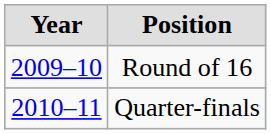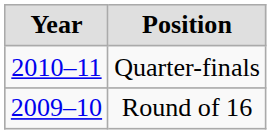rows swapped: (187, 66) <-> (187, 107)
